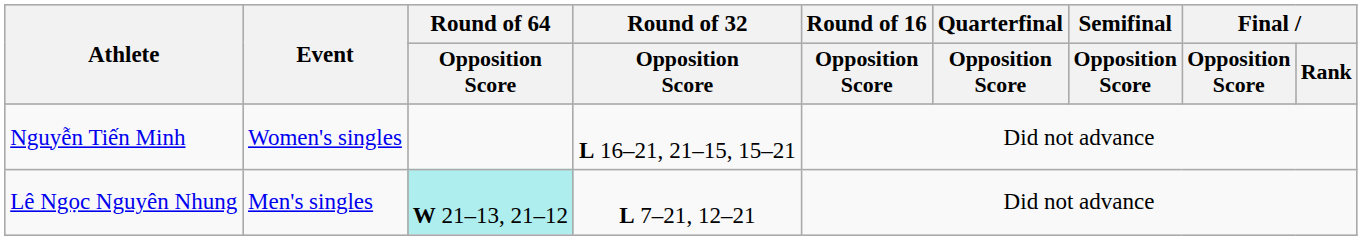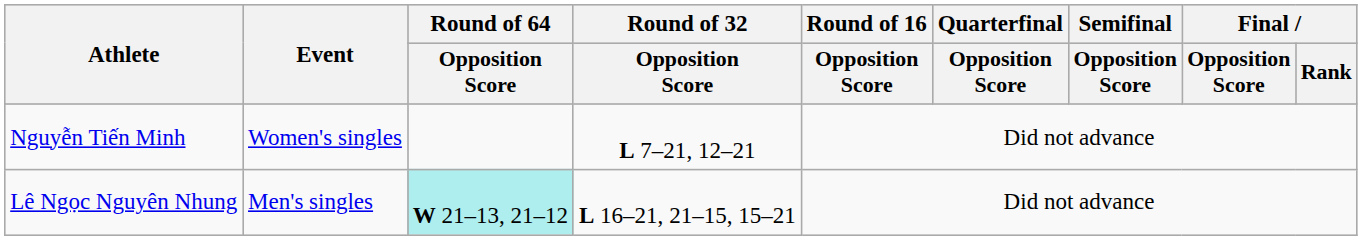(687, 150) L 16–21, 21–15, 15–21 -> (687, 150) L 7–21, 12–21
(687, 215) L 7–21, 12–21 -> (687, 215) L 16–21, 21–15, 15–21
